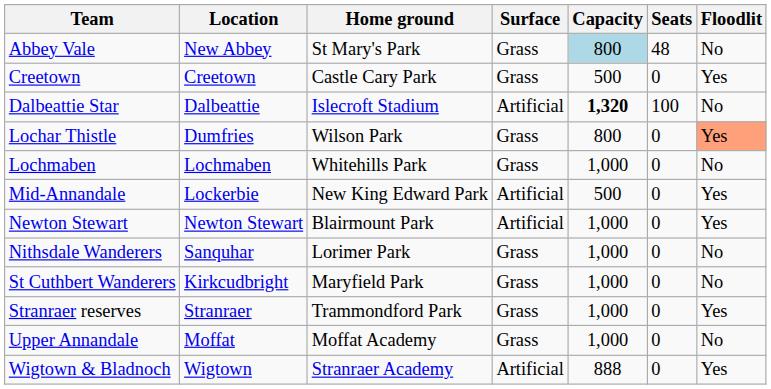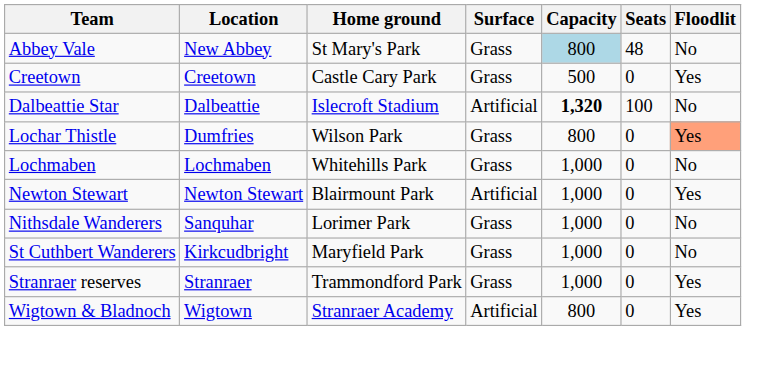- row: (67, 194)
- row: (73, 340)
(608, 369) 888 -> (581, 310) 800
